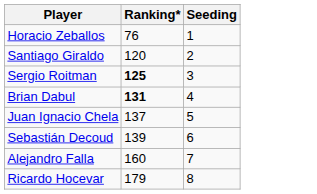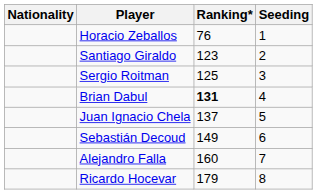+ column: (41, 14)
(135, 55) 120 -> (207, 55) 123
(135, 76) bold -> (207, 76) normal
(135, 138) 139 -> (207, 138) 149
